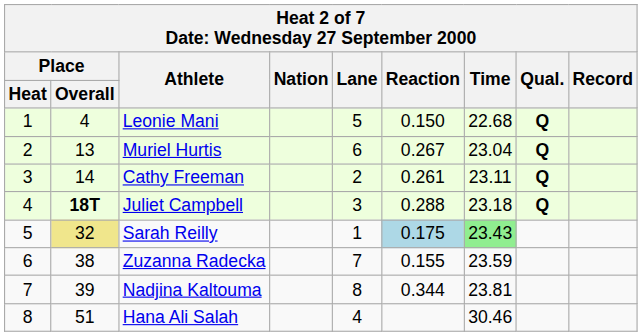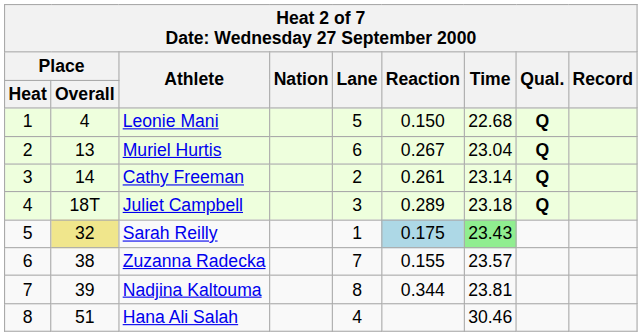(490, 177) 23.11 -> (490, 177) 23.14
(85, 205) bold -> (85, 205) normal
(423, 205) 0.288 -> (423, 205) 0.289
(490, 261) 23.59 -> (490, 261) 23.57
